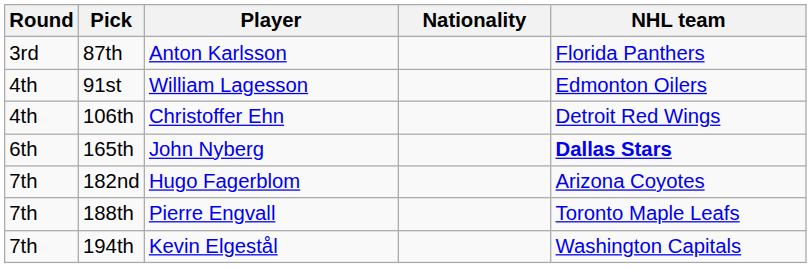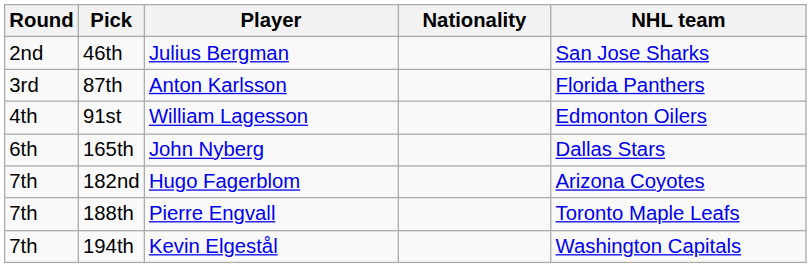+ row: (103, 52)
- row: (108, 117)
(614, 149) bold -> (610, 149) normal
